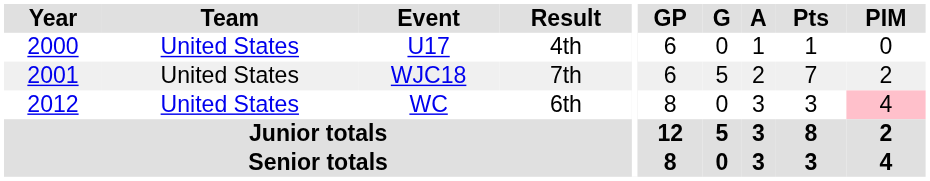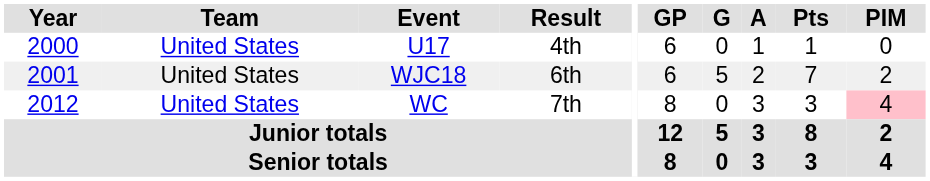(566, 75) 7th -> (566, 75) 6th
(566, 104) 6th -> (566, 104) 7th
